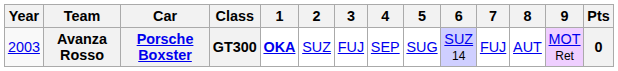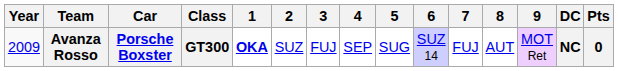+ column: (570, 16)
(24, 47) 2003 -> (24, 47) 2009
